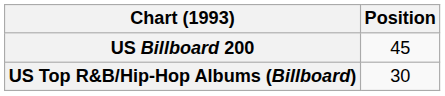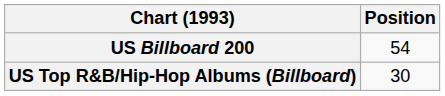(400, 47) 45 -> (400, 47) 54
